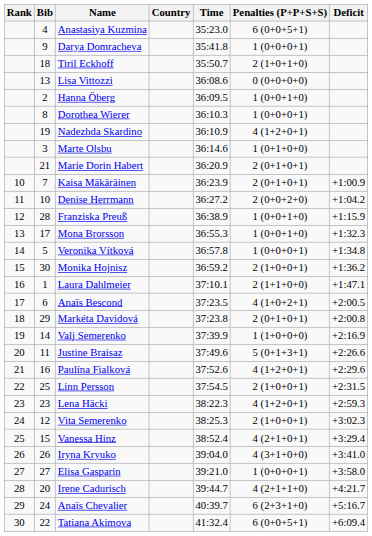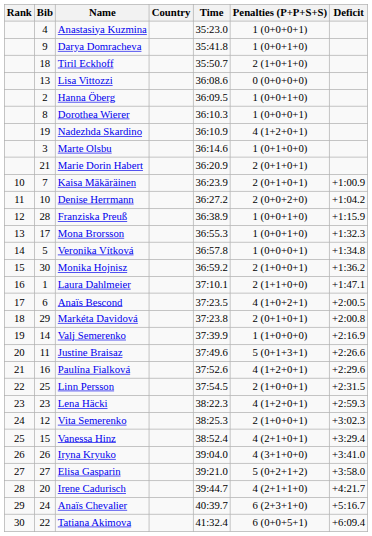(280, 30) 6 (0+0+5+1) -> (280, 30) 1 (0+0+0+1)
(280, 47) 1 (0+0+0+1) -> (280, 47) 1 (0+0+1+0)
(280, 472) 1 (0+0+0+1) -> (280, 472) 5 (0+2+1+2)
